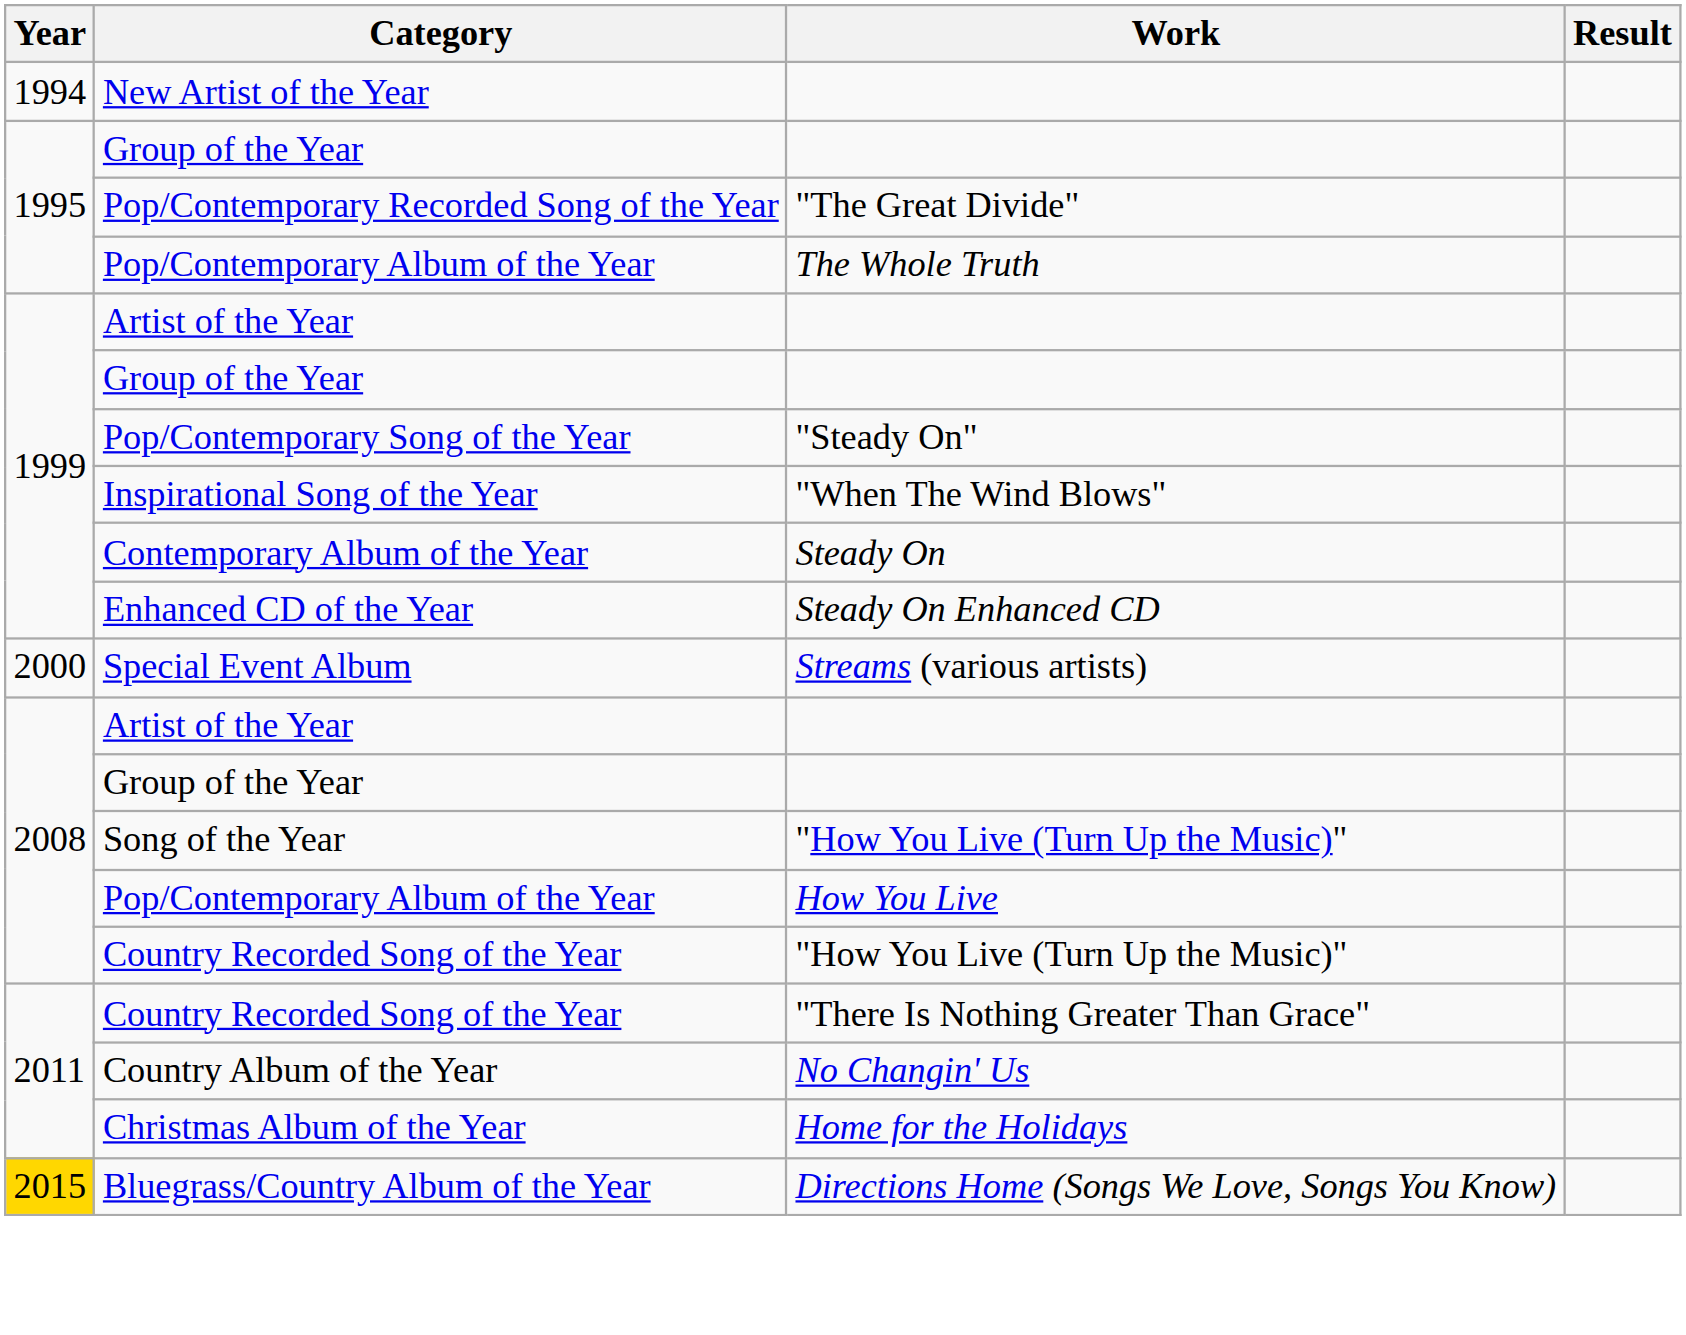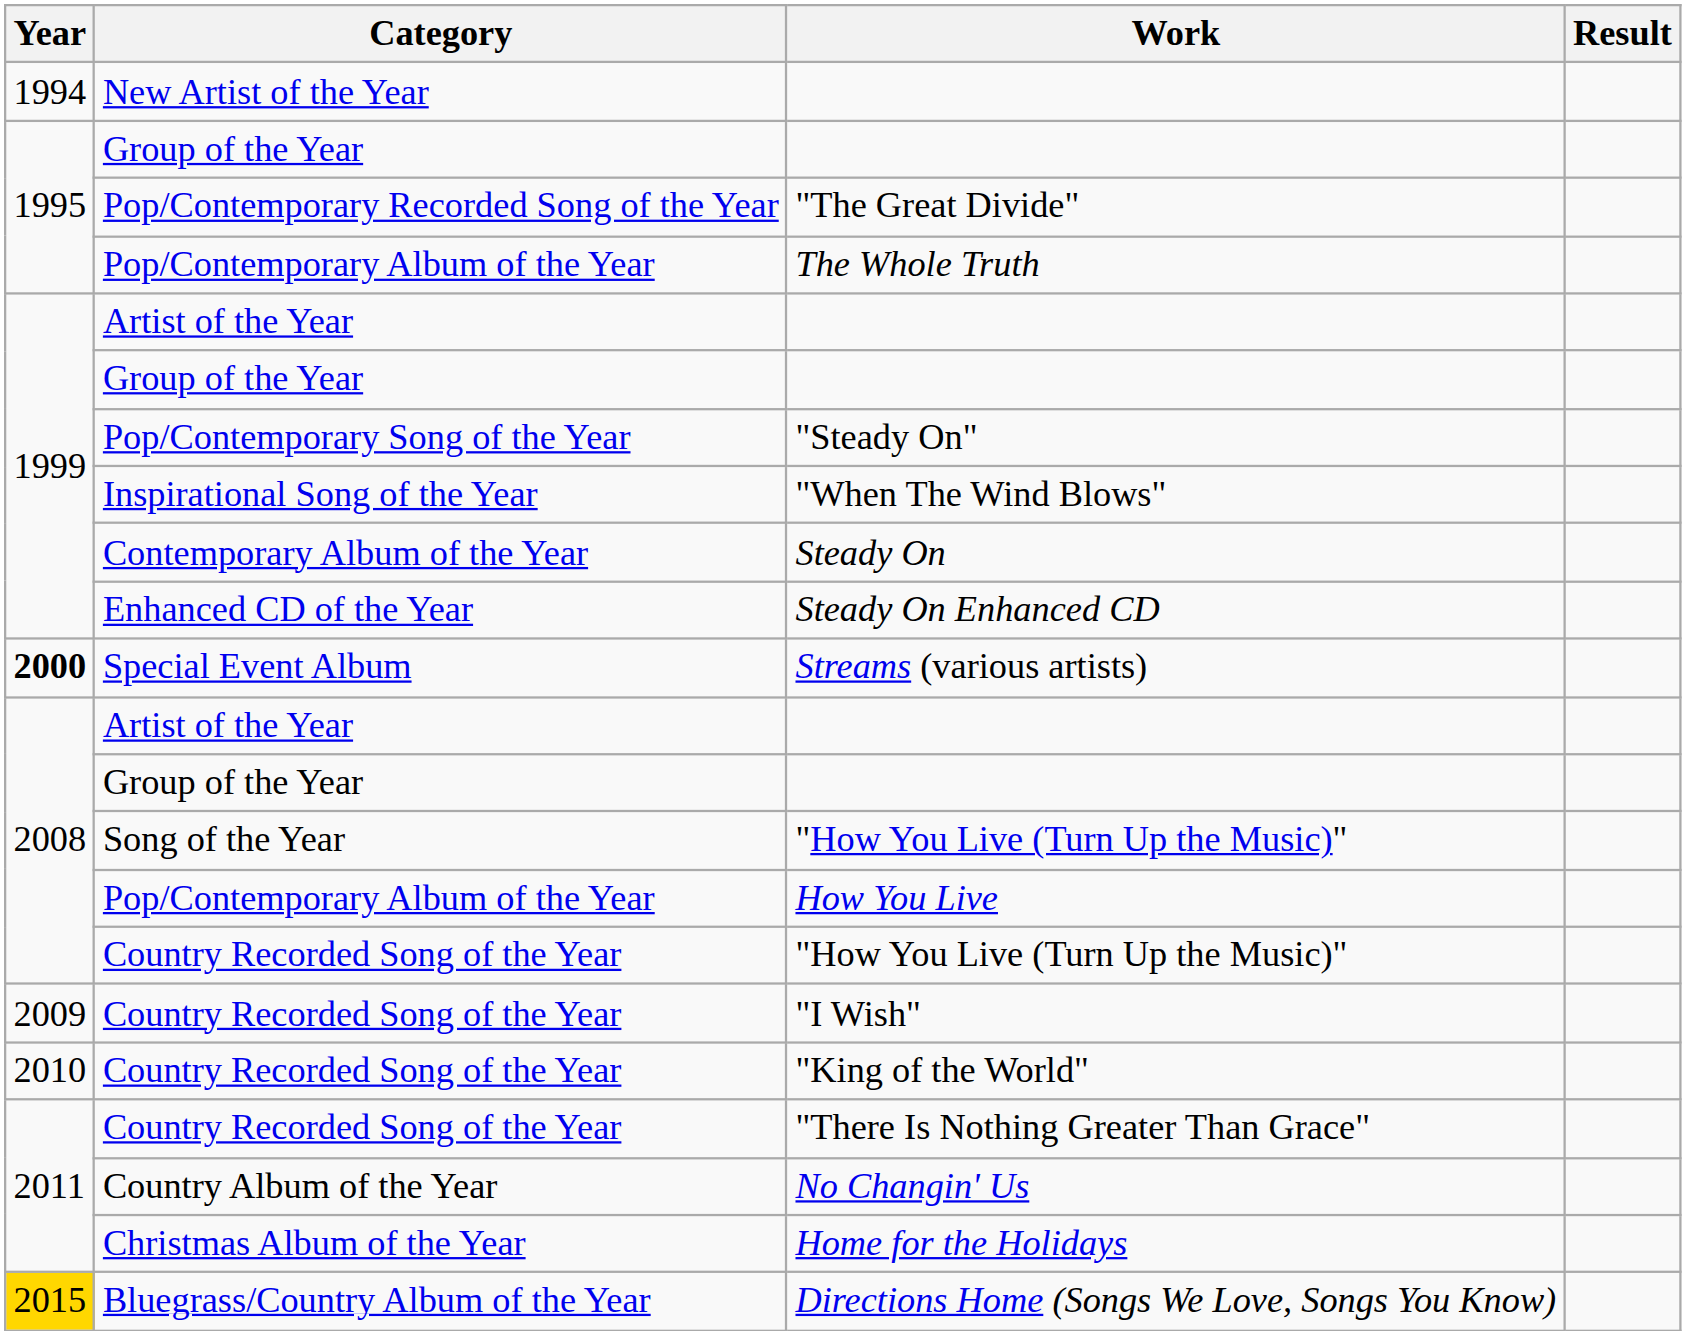(50, 666) normal -> (50, 666) bold
+ row: (362, 1012)
+ row: (362, 1070)
